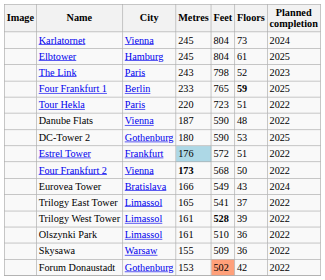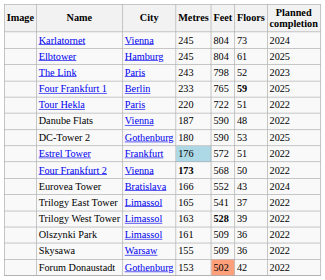(221, 105) 723 -> (221, 105) 722
(221, 186) 549 -> (221, 186) 552
(186, 219) 161 -> (186, 219) 163
(221, 235) 510 -> (221, 235) 509
